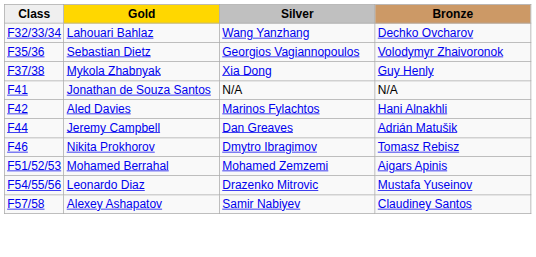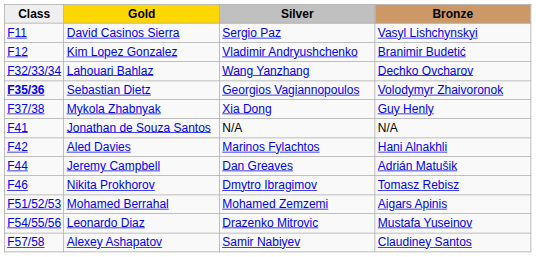+ row: (123, 33)
+ row: (122, 52)
(26, 52) normal -> (26, 90) bold
